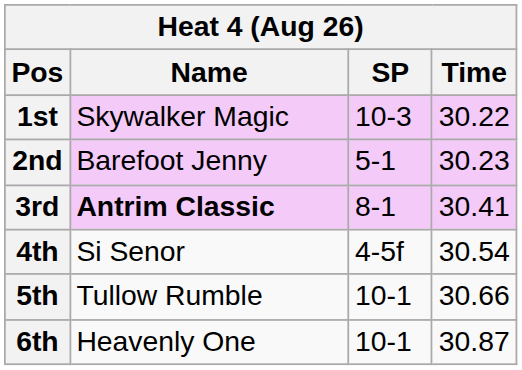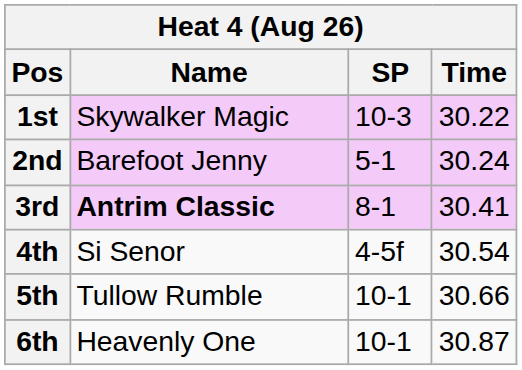(474, 161) 30.23 -> (474, 161) 30.24
